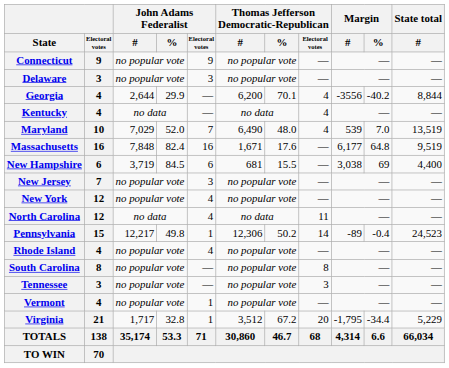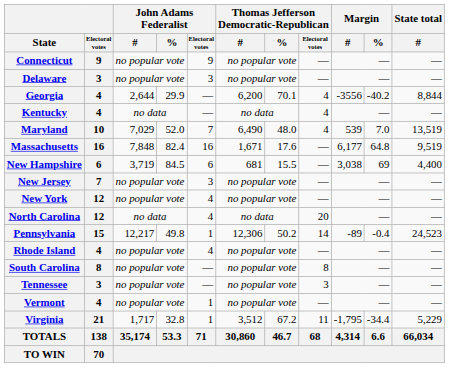(323, 216) 11 -> (323, 216) 20
(323, 319) 20 -> (323, 319) 11
